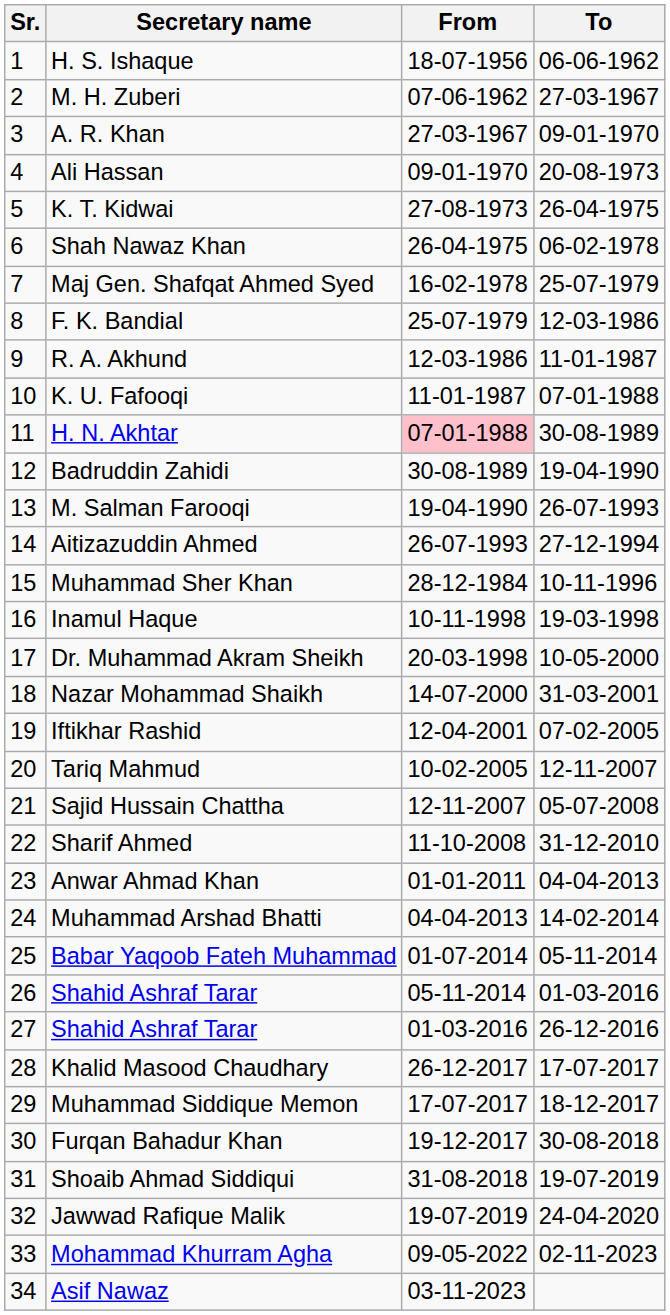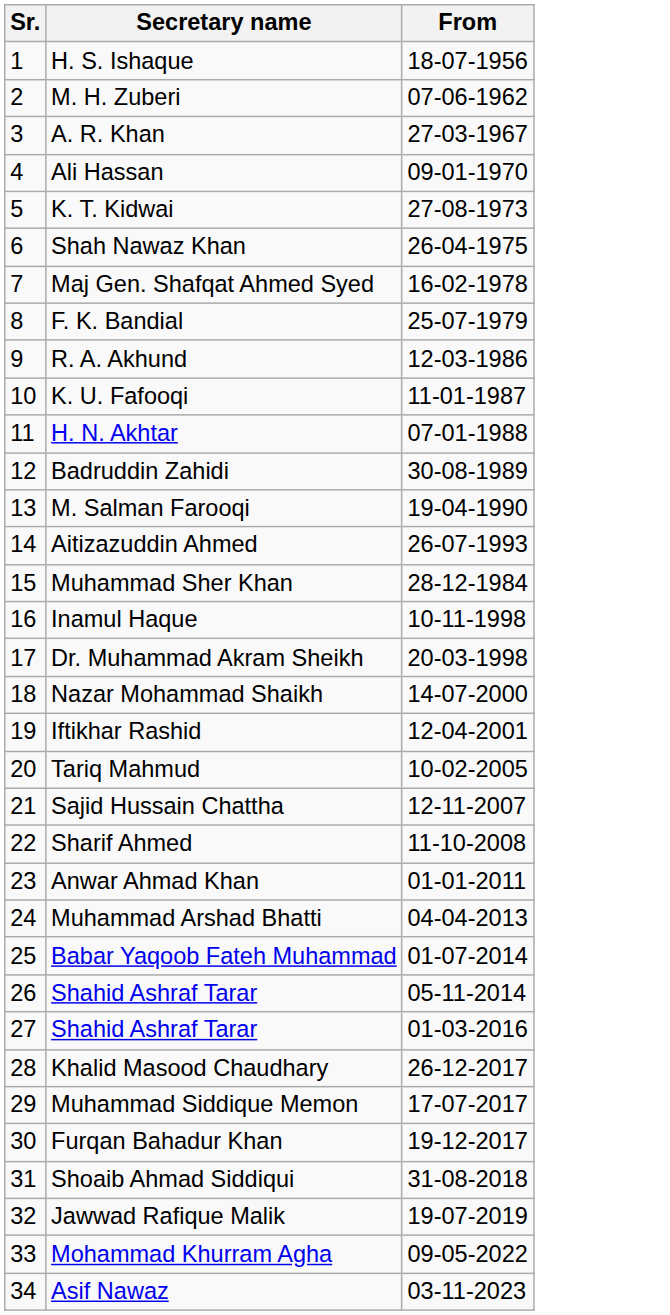- column: (599, 23)
(468, 433) pink background -> (468, 433) no background
